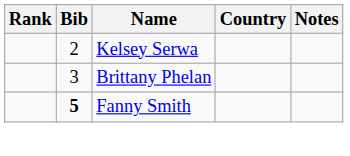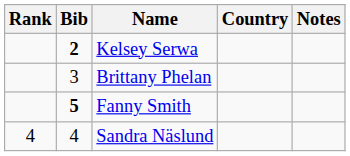(74, 48) normal -> (74, 48) bold
+ row: (155, 135)
